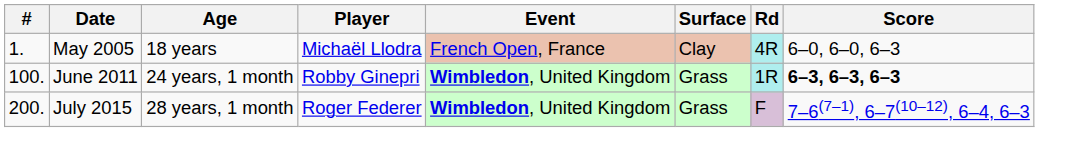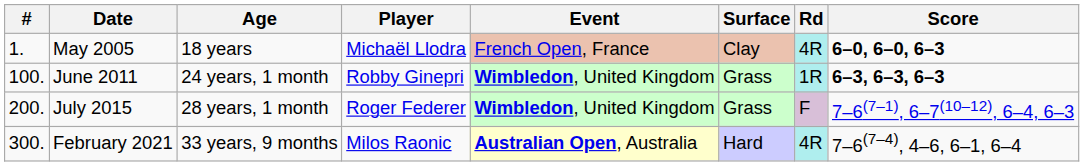(844, 48) normal -> (888, 48) bold
+ row: (113, 143)
